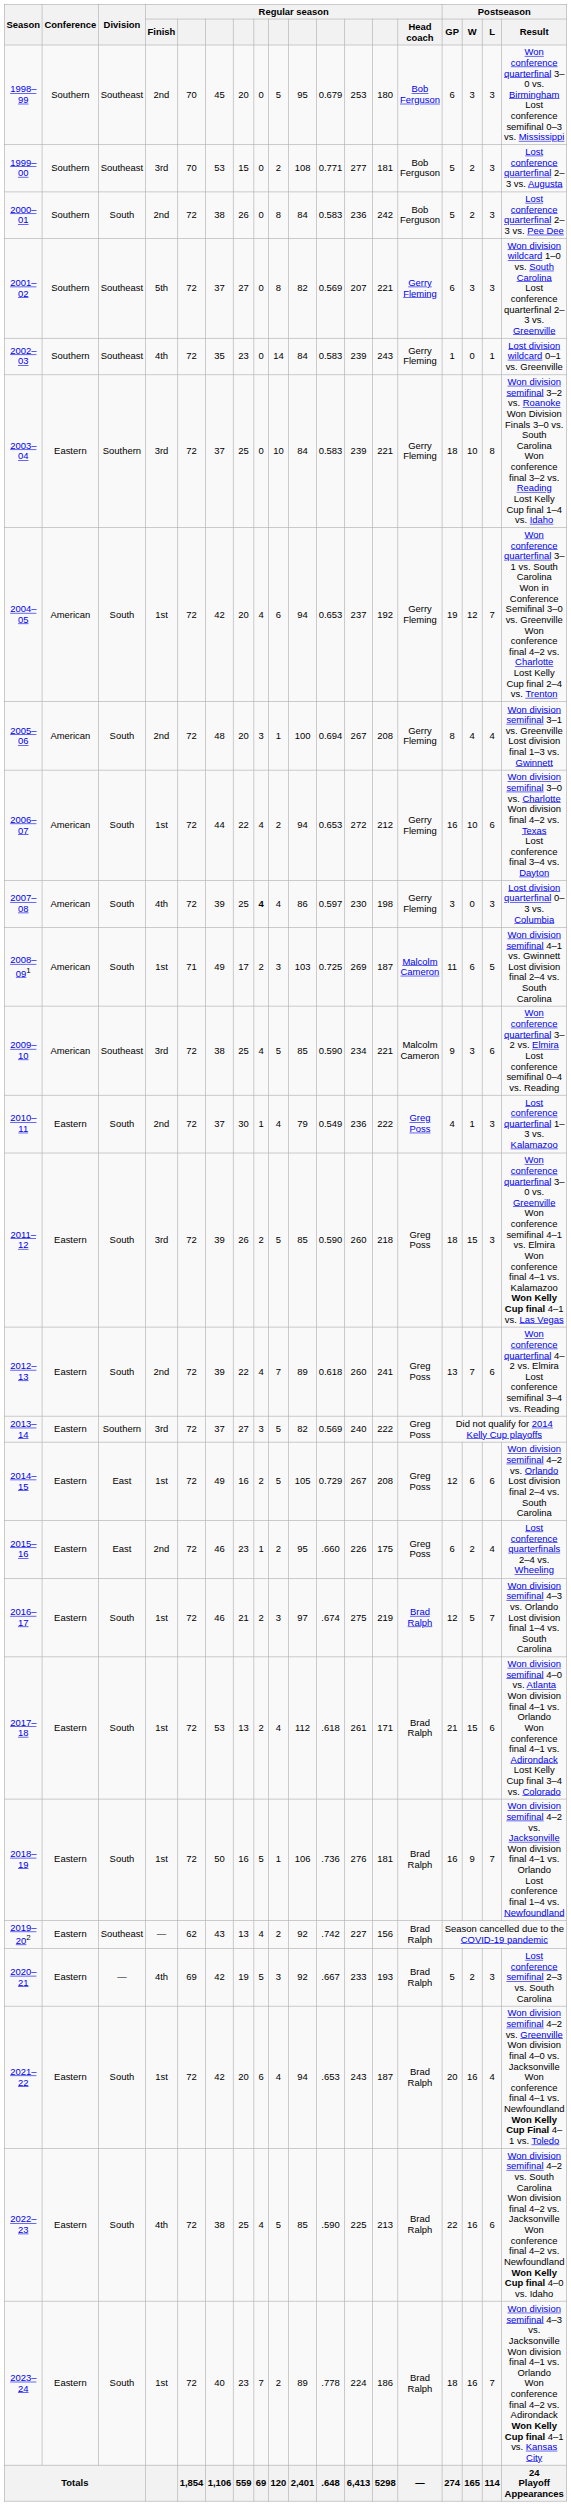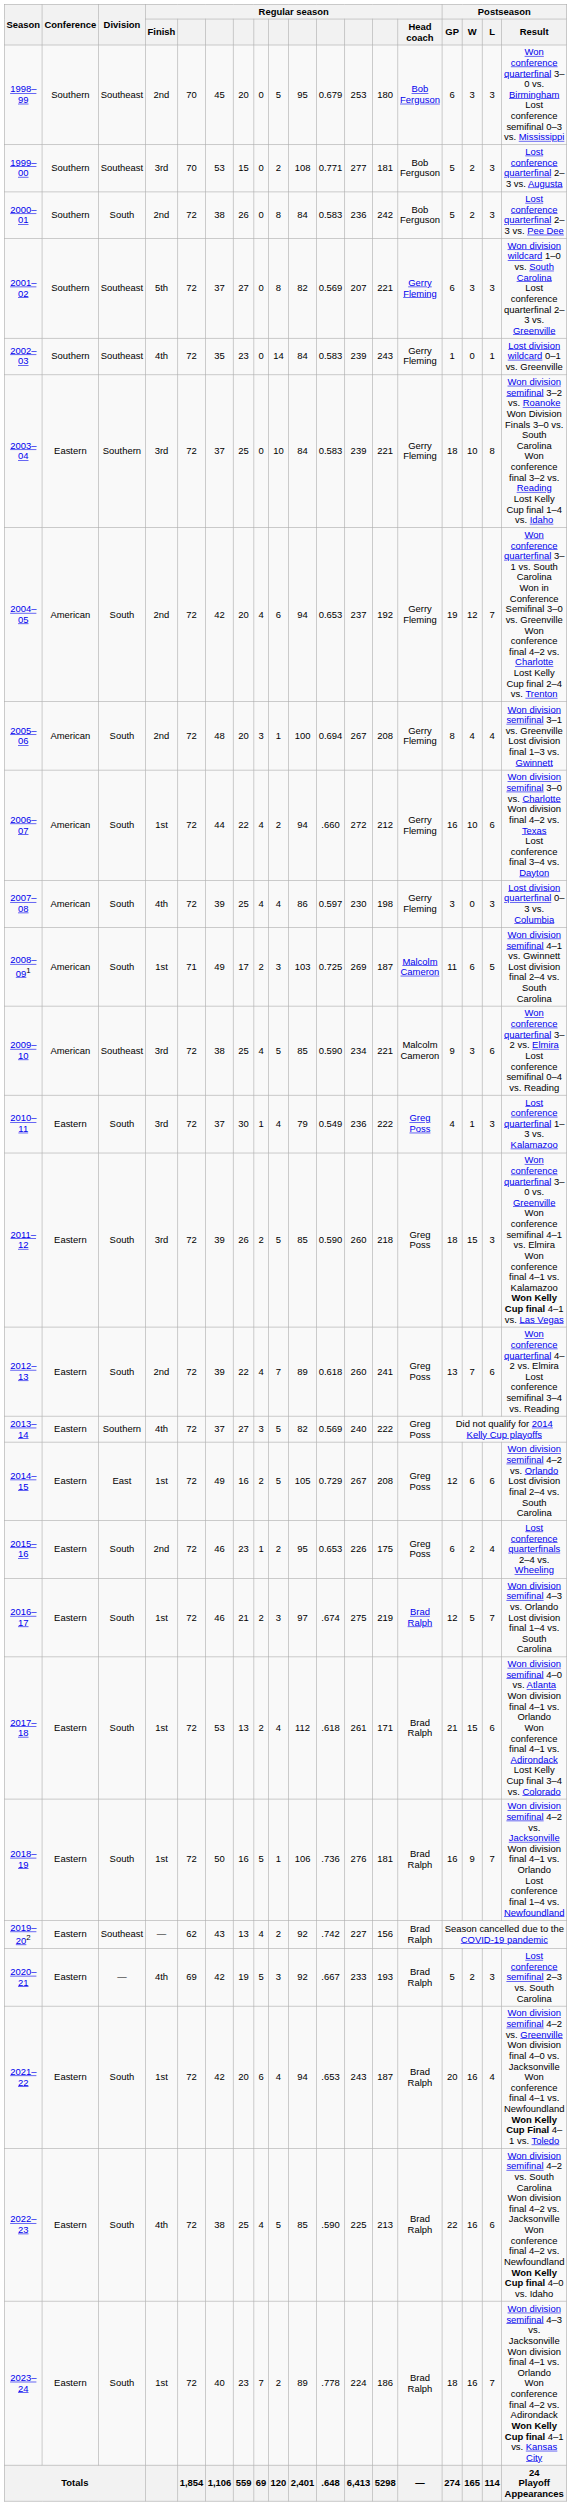(161, 614) 1st -> (161, 614) 2nd
(331, 825) 0.653 -> (331, 825) .660
(261, 904) bold -> (261, 904) normal
(161, 1124) 2nd -> (161, 1124) 3rd
(161, 1429) 3rd -> (161, 1429) 4th
(122, 1549) East -> (122, 1549) South
(331, 1549) .660 -> (331, 1549) 0.653
